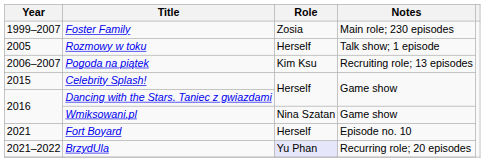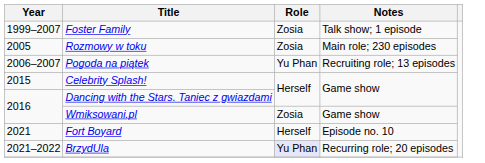(397, 30) Main role; 230 episodes -> (372, 30) Talk show; 1 episode
(294, 47) Herself -> (290, 47) Zosia
(390, 47) Talk show; 1 episode -> (379, 47) Main role; 230 episodes
(297, 64) Kim Ksu -> (297, 64) Yu Phan
(306, 115) Nina Szatan -> (290, 115) Zosia
